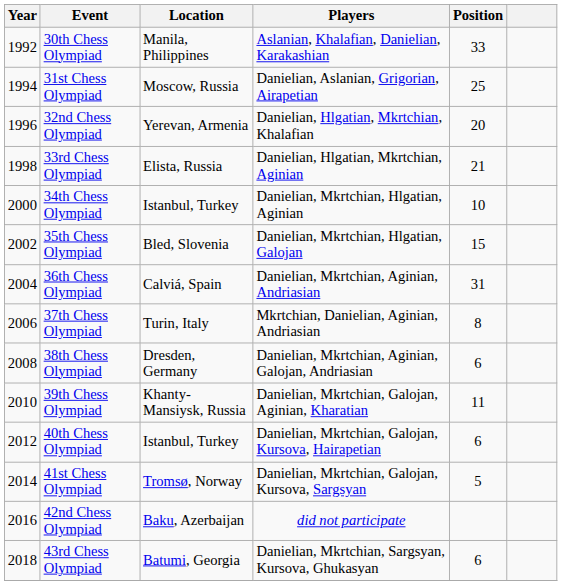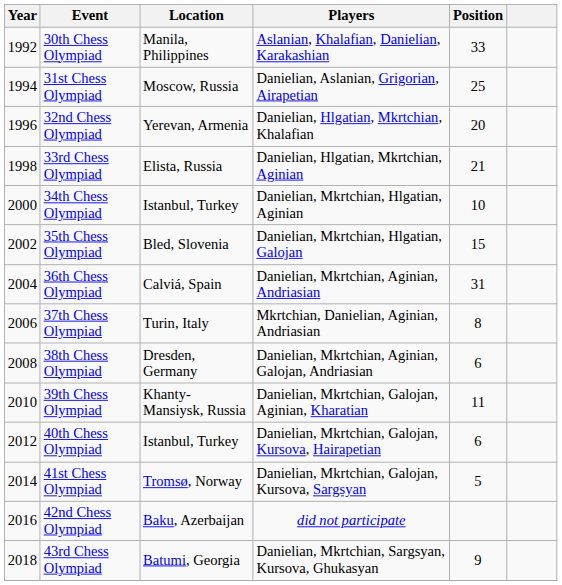(478, 560) 6 -> (478, 560) 9
